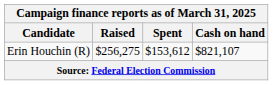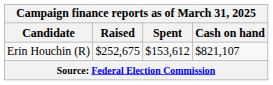(118, 51) $256,275 -> (118, 51) $252,675
